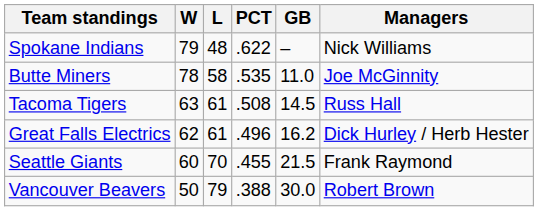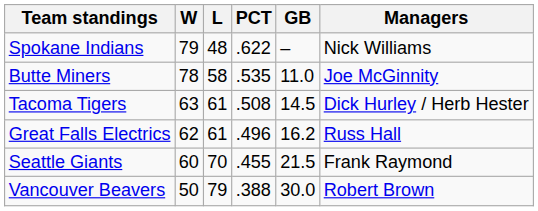(362, 104) Russ Hall -> (426, 104) Dick Hurley / Herb Hester
(426, 133) Dick Hurley / Herb Hester -> (362, 133) Russ Hall
